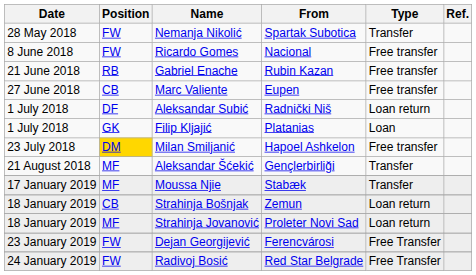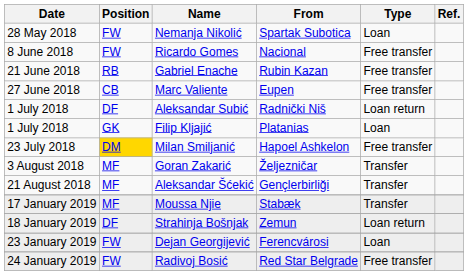(391, 33) Transfer -> (377, 33) Loan
+ row: (193, 166)
(110, 204) CB -> (110, 223) DF
- row: (207, 223)
(405, 242) Free Transfer -> (377, 242) Loan
(405, 261) Free Transfer -> (398, 261) Free transfer
